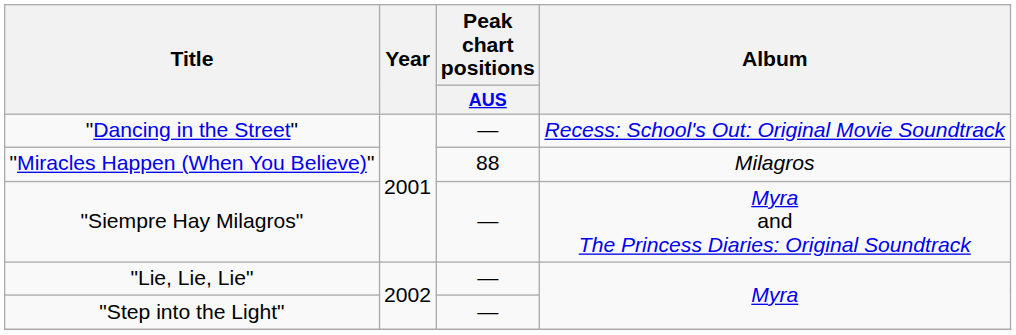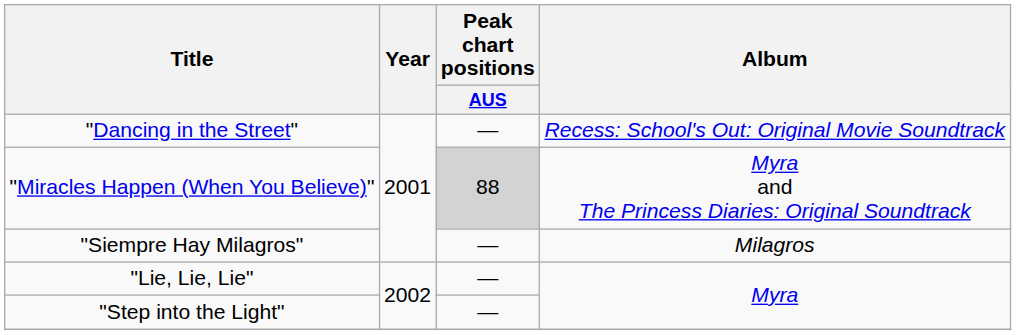(488, 164) no background -> (488, 187) lightgrey background
(775, 164) Milagros -> (775, 187) Myra and The Princess Diaries: Original Soundtrack
(775, 221) Myra and The Princess Diaries: Original Soundtrack -> (775, 245) Milagros
